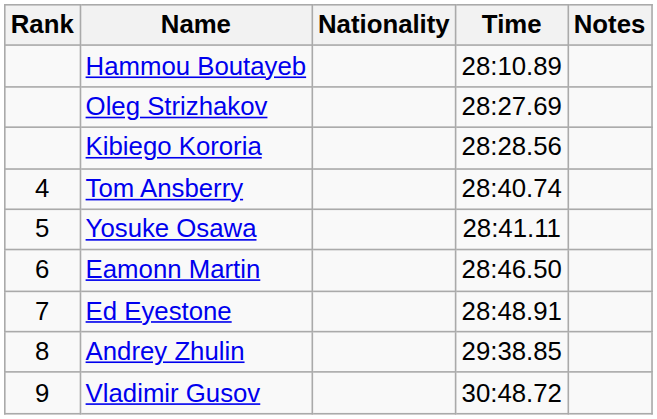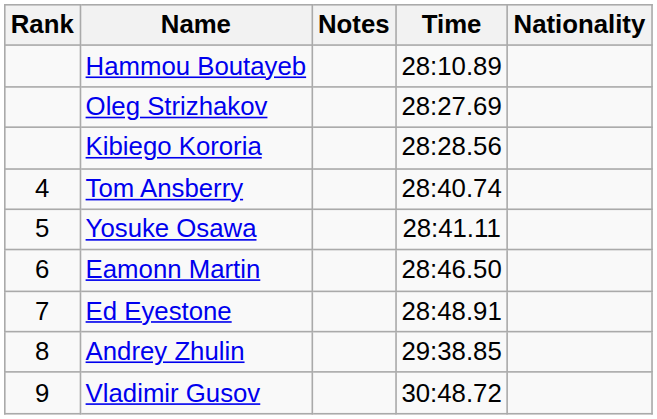columns swapped: (384, 24) <-> (609, 24)
